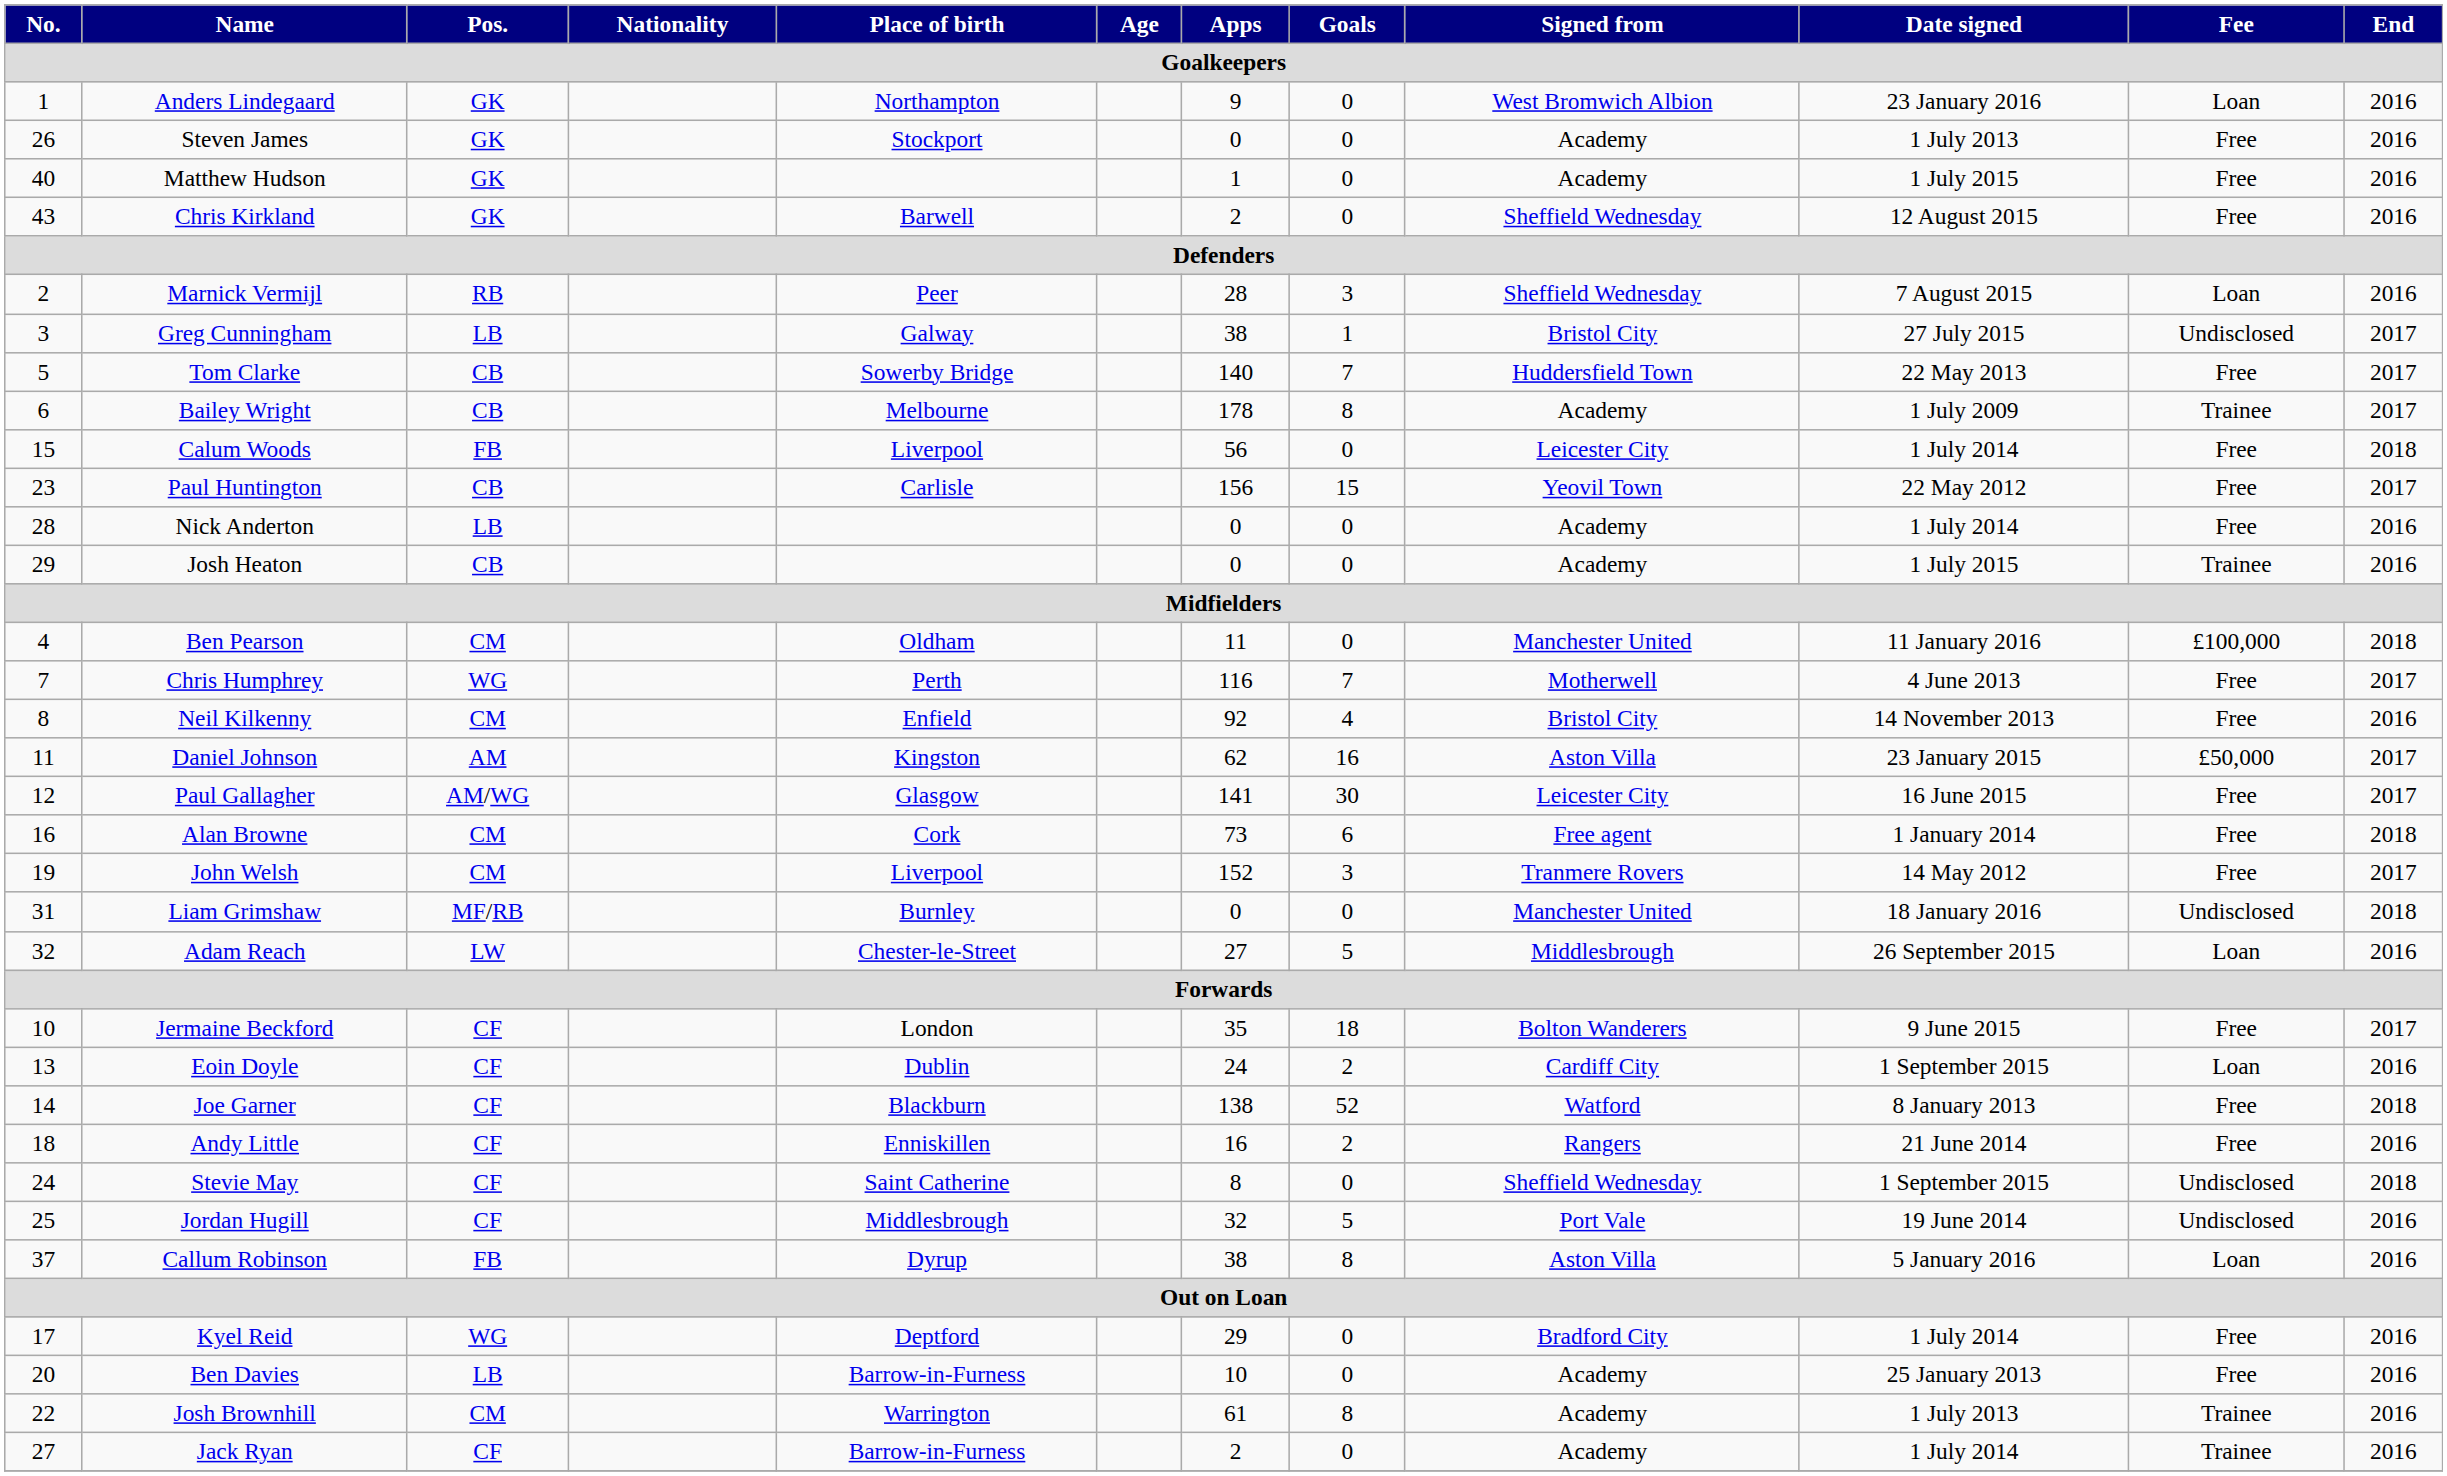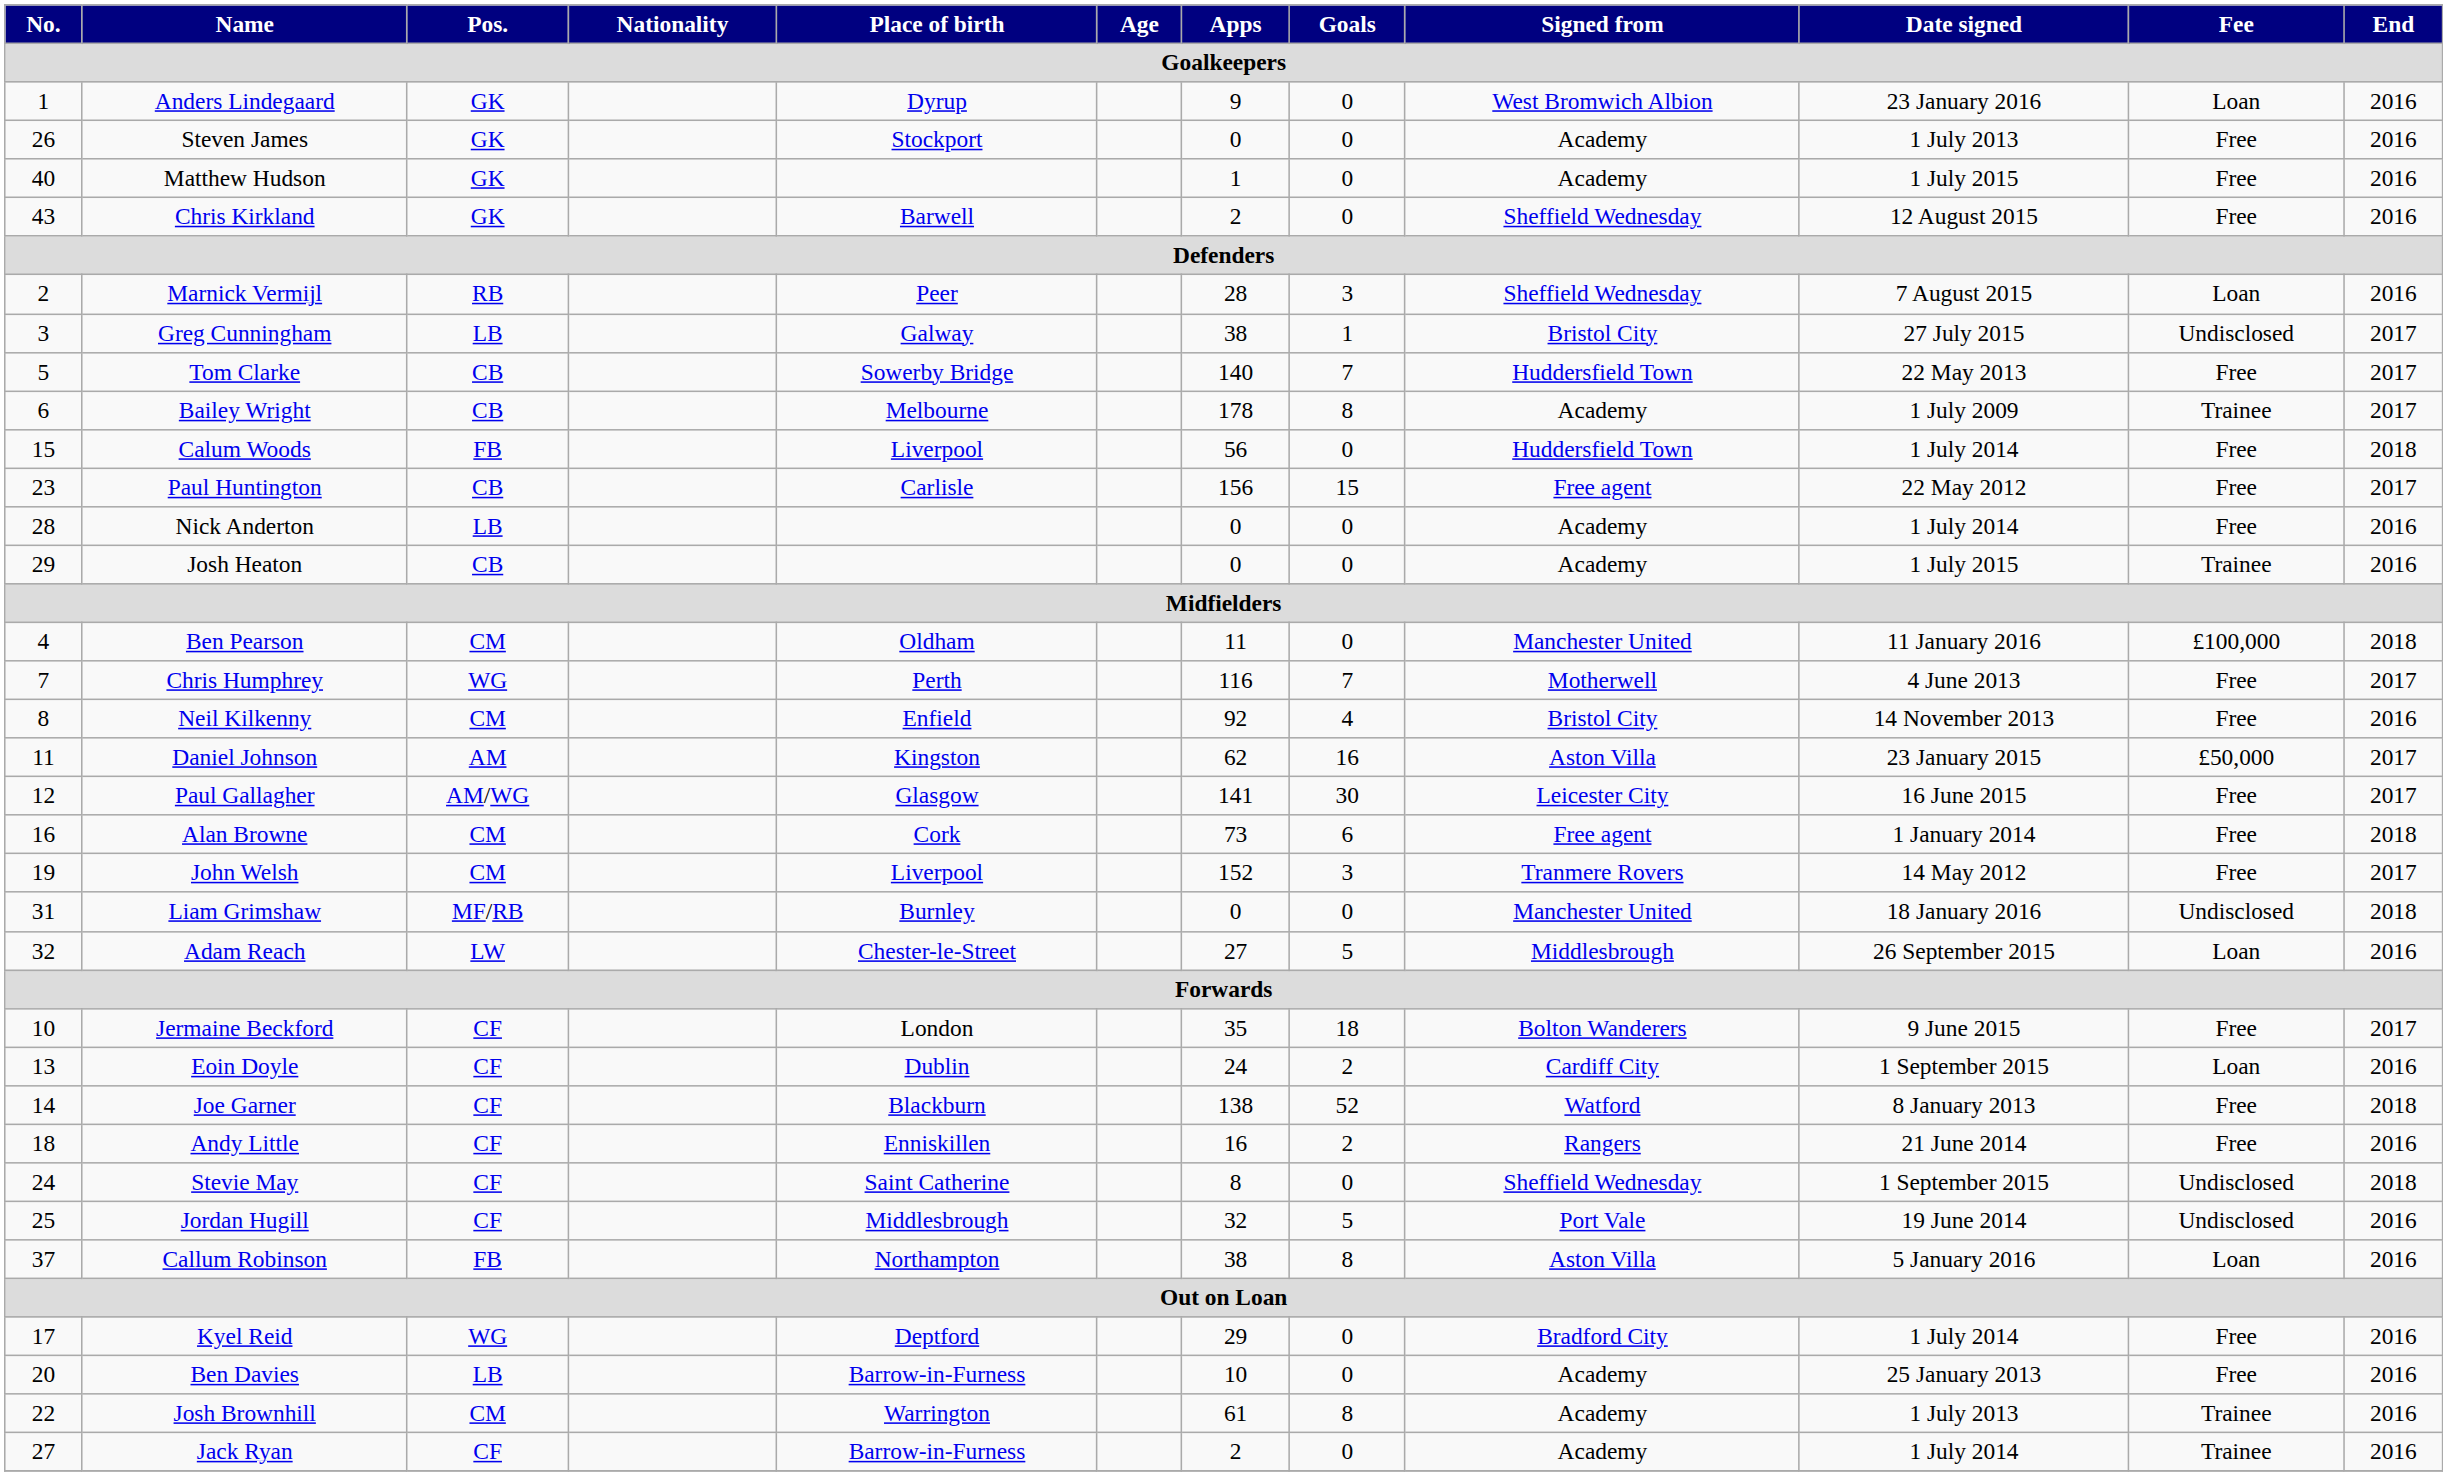(937, 101) Northampton -> (937, 101) Dyrup
(1602, 448) Leicester City -> (1602, 448) Huddersfield Town
(1602, 487) Yeovil Town -> (1602, 487) Free agent
(937, 1259) Dyrup -> (937, 1259) Northampton
